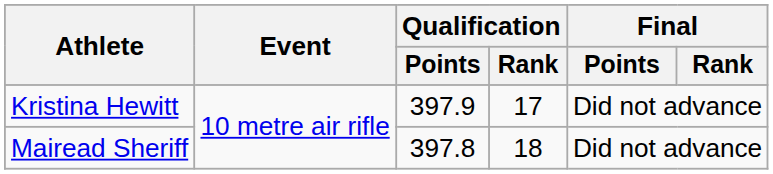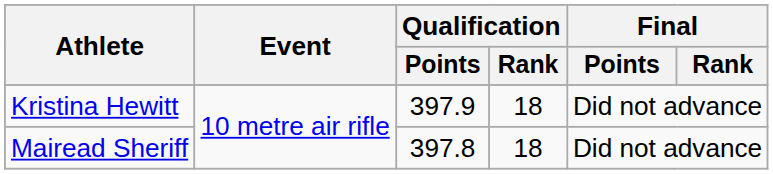(528, 106) 17 -> (528, 106) 18
